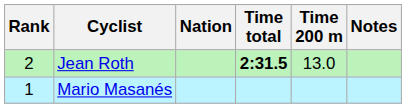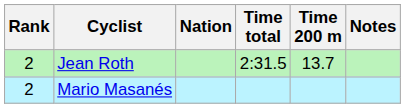(264, 63) bold -> (263, 63) normal
(319, 63) 13.0 -> (318, 63) 13.7
(29, 90) 1 -> (29, 90) 2
